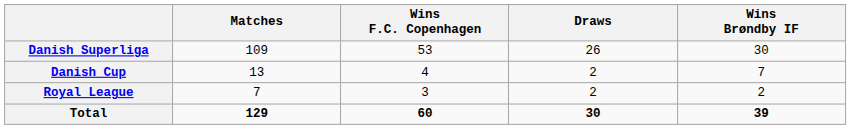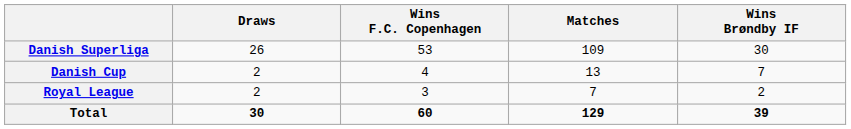columns swapped: (257, 22) <-> (593, 22)
